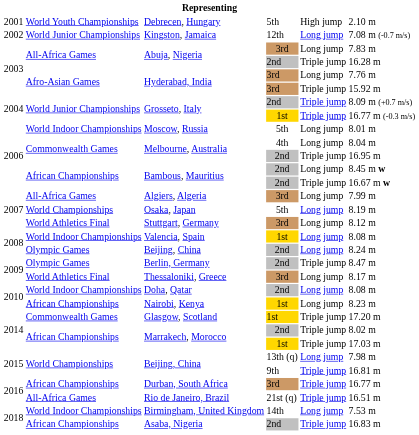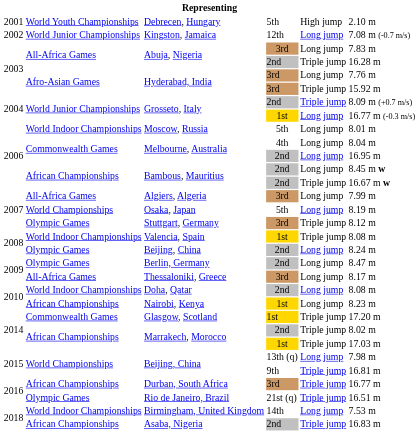(323, 115) Triple jump -> (322, 115) Long jump
(323, 156) Triple jump -> (322, 156) Long jump
(68, 223) World Athletics Final -> (58, 223) Olympic Games
(322, 223) Long jump -> (323, 223) Triple jump
(322, 236) Long jump -> (323, 236) Triple jump
(323, 263) Triple jump -> (322, 263) Long jump
(68, 276) World Athletics Final -> (61, 276) All-Africa Games
(61, 397) All-Africa Games -> (58, 397) Olympic Games
